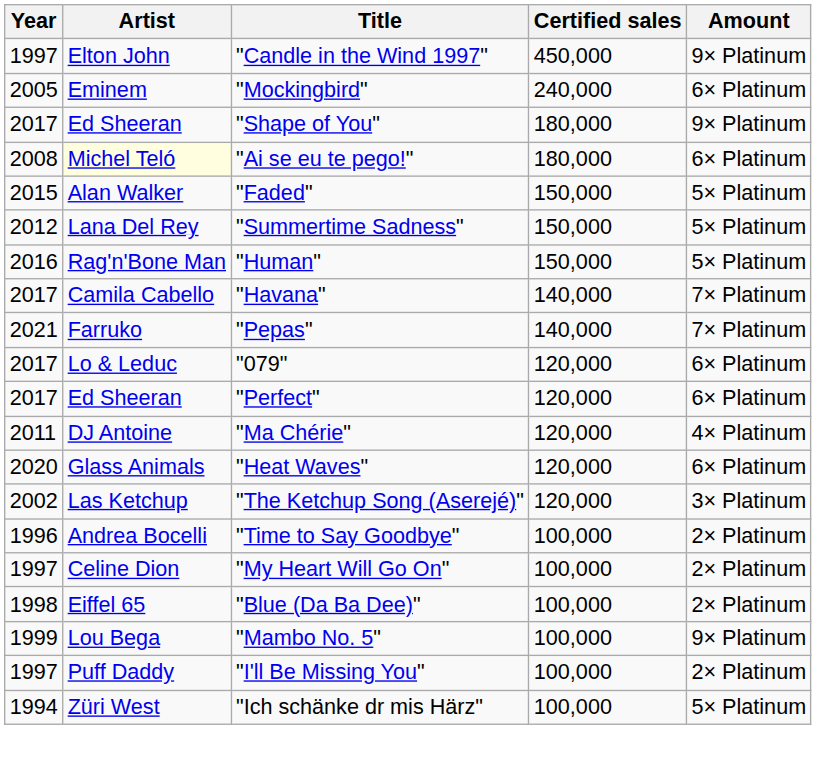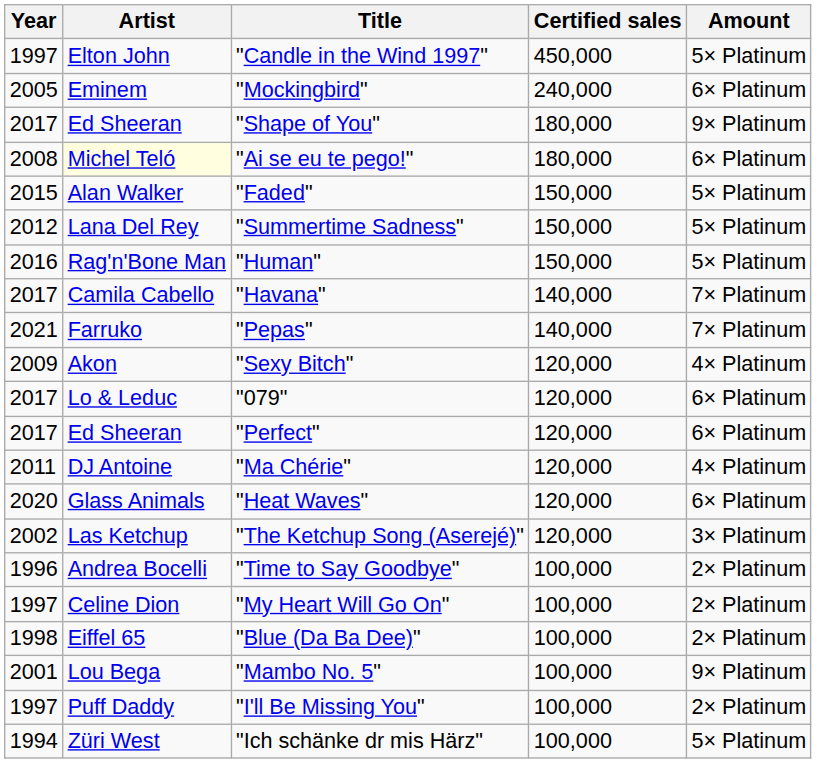(749, 55) 9× Platinum -> (749, 55) 5× Platinum
+ row: (295, 364)
(34, 638) 1999 -> (34, 672) 2001
